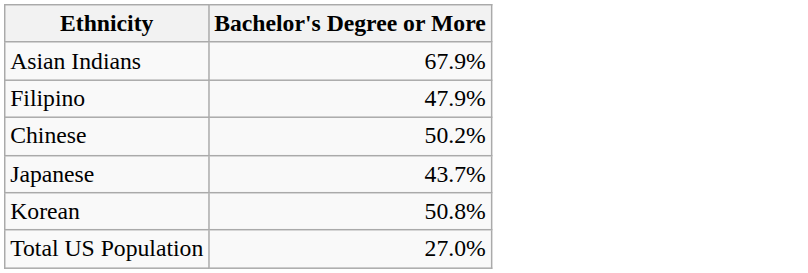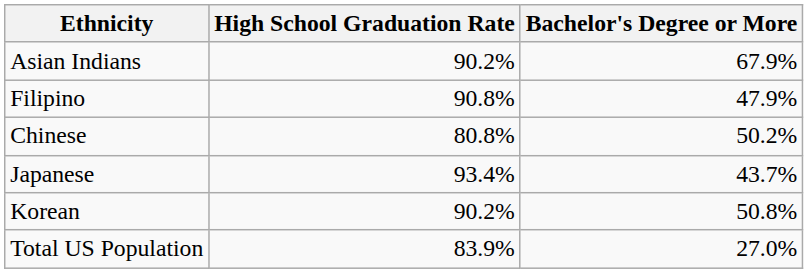+ column: (364, 23)
